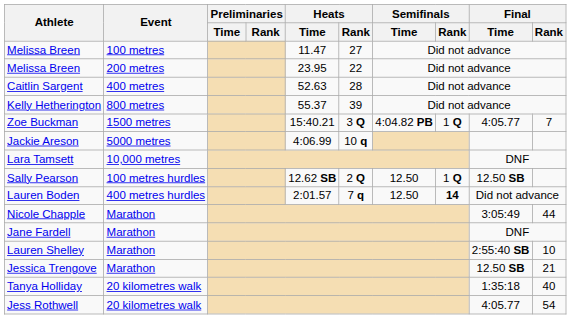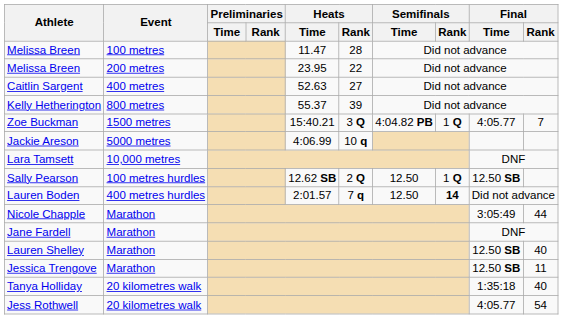(356, 50) 27 -> (356, 50) 28
(356, 87) 28 -> (356, 87) 27
(501, 250) 2:55:40 SB -> (496, 250) 12.50 SB
(549, 250) 10 -> (541, 250) 40
(549, 269) 21 -> (541, 269) 11
